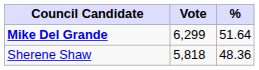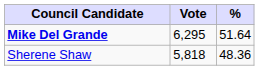(189, 34) 6,299 -> (189, 34) 6,295
